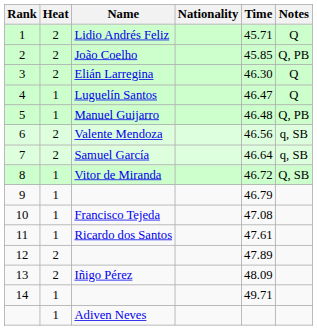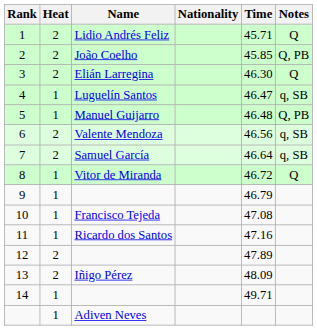(294, 94) Q -> (294, 94) q, SB
(294, 174) Q, SB -> (294, 174) Q
(258, 235) 47.61 -> (258, 235) 47.16
